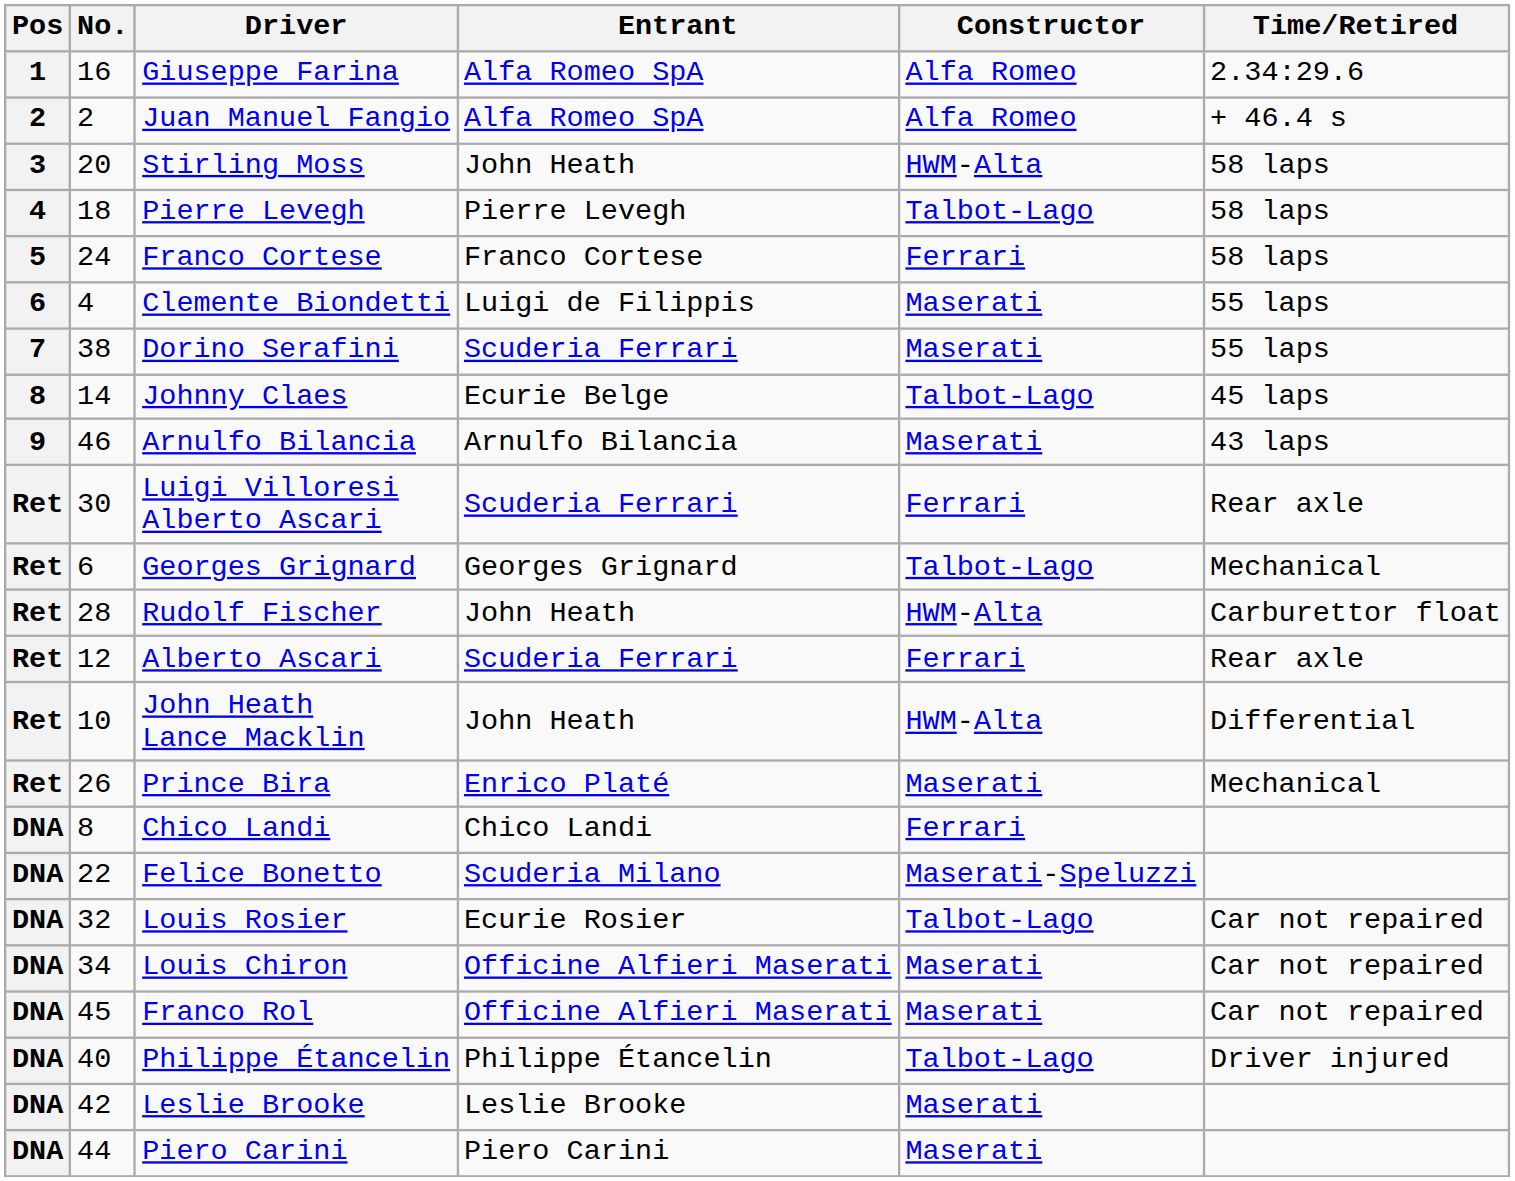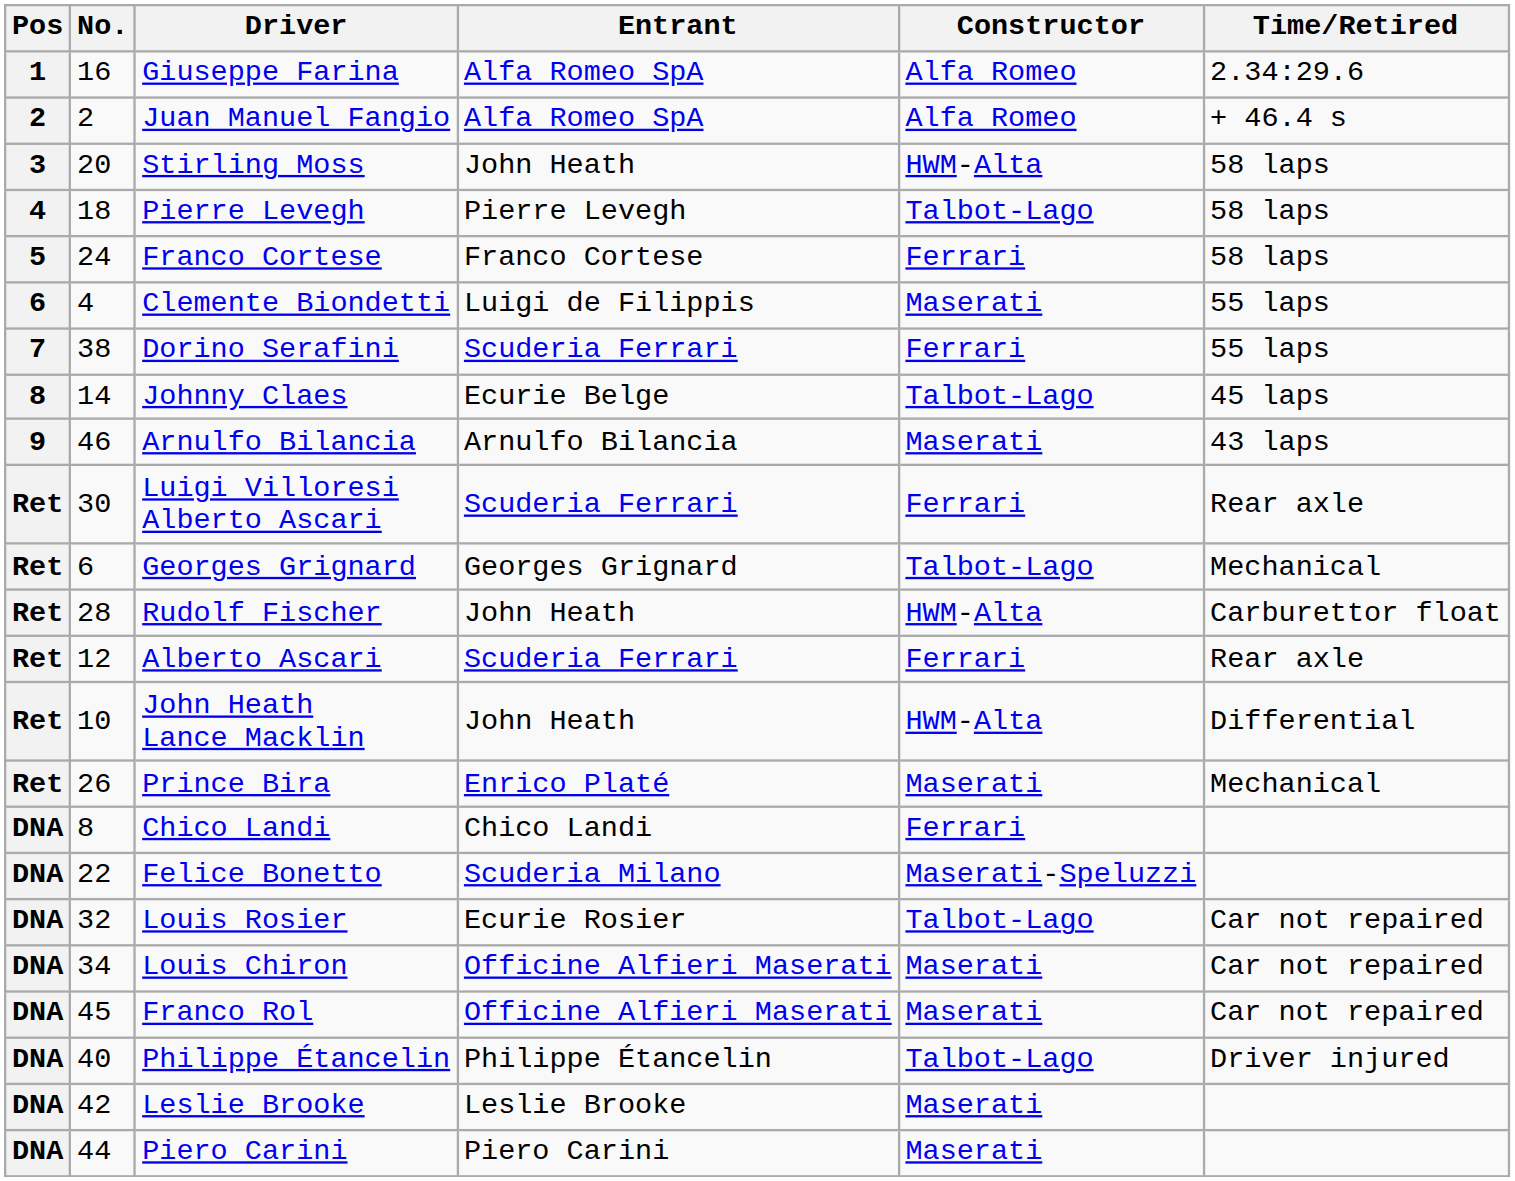(974, 351) Maserati -> (965, 351) Ferrari
